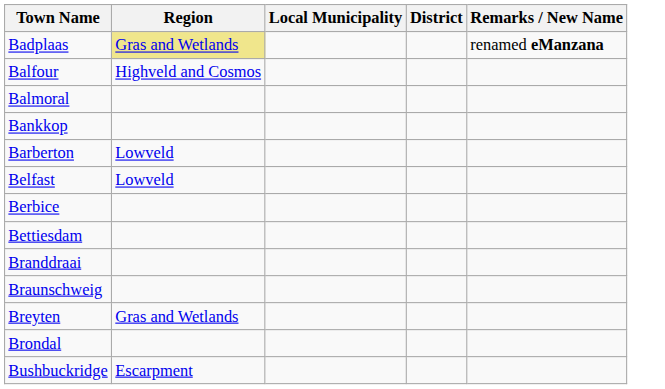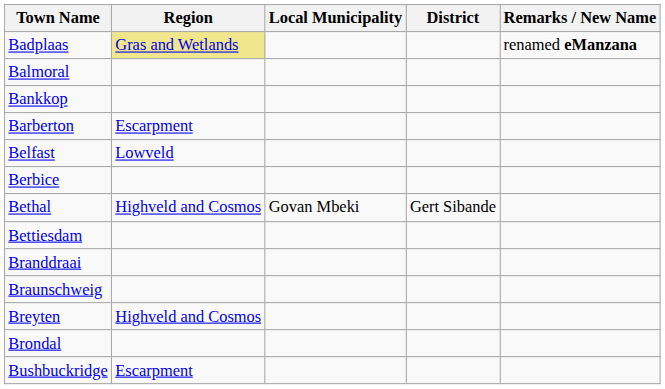- row: (33, 72)
(144, 153) Lowveld -> (154, 126) Escarpment
+ row: (30, 207)
(177, 315) Gras and Wetlands -> (188, 315) Highveld and Cosmos
